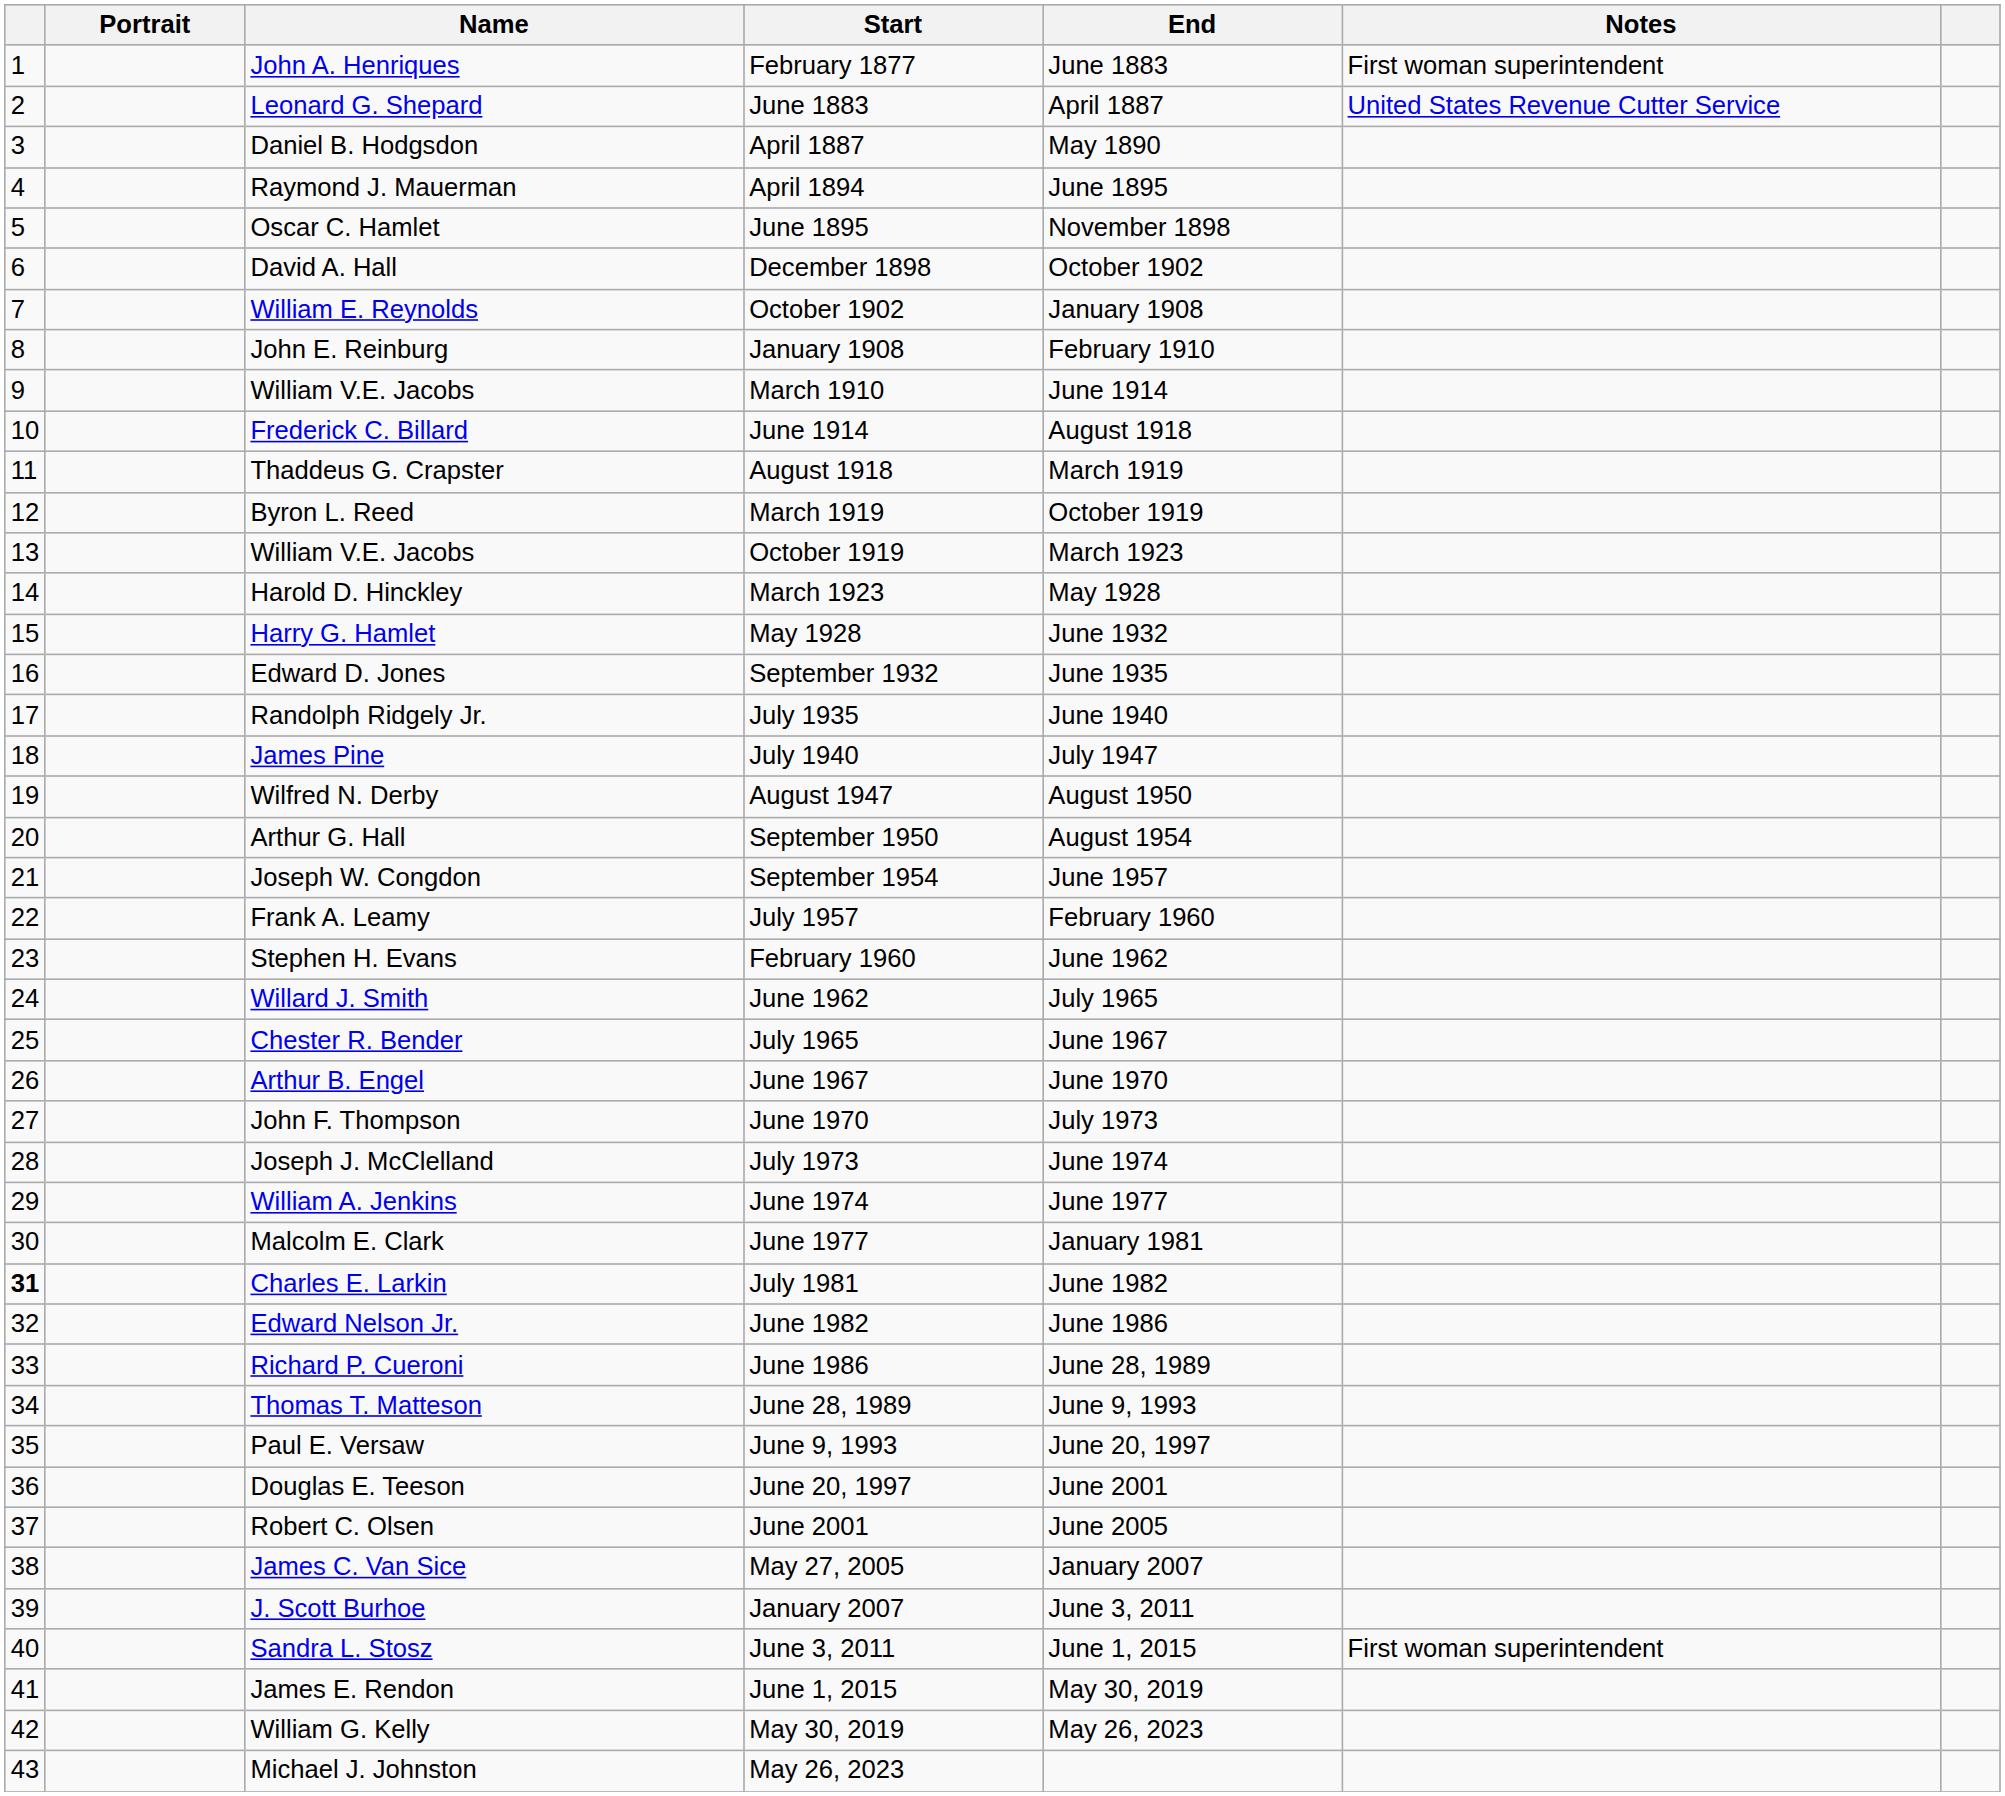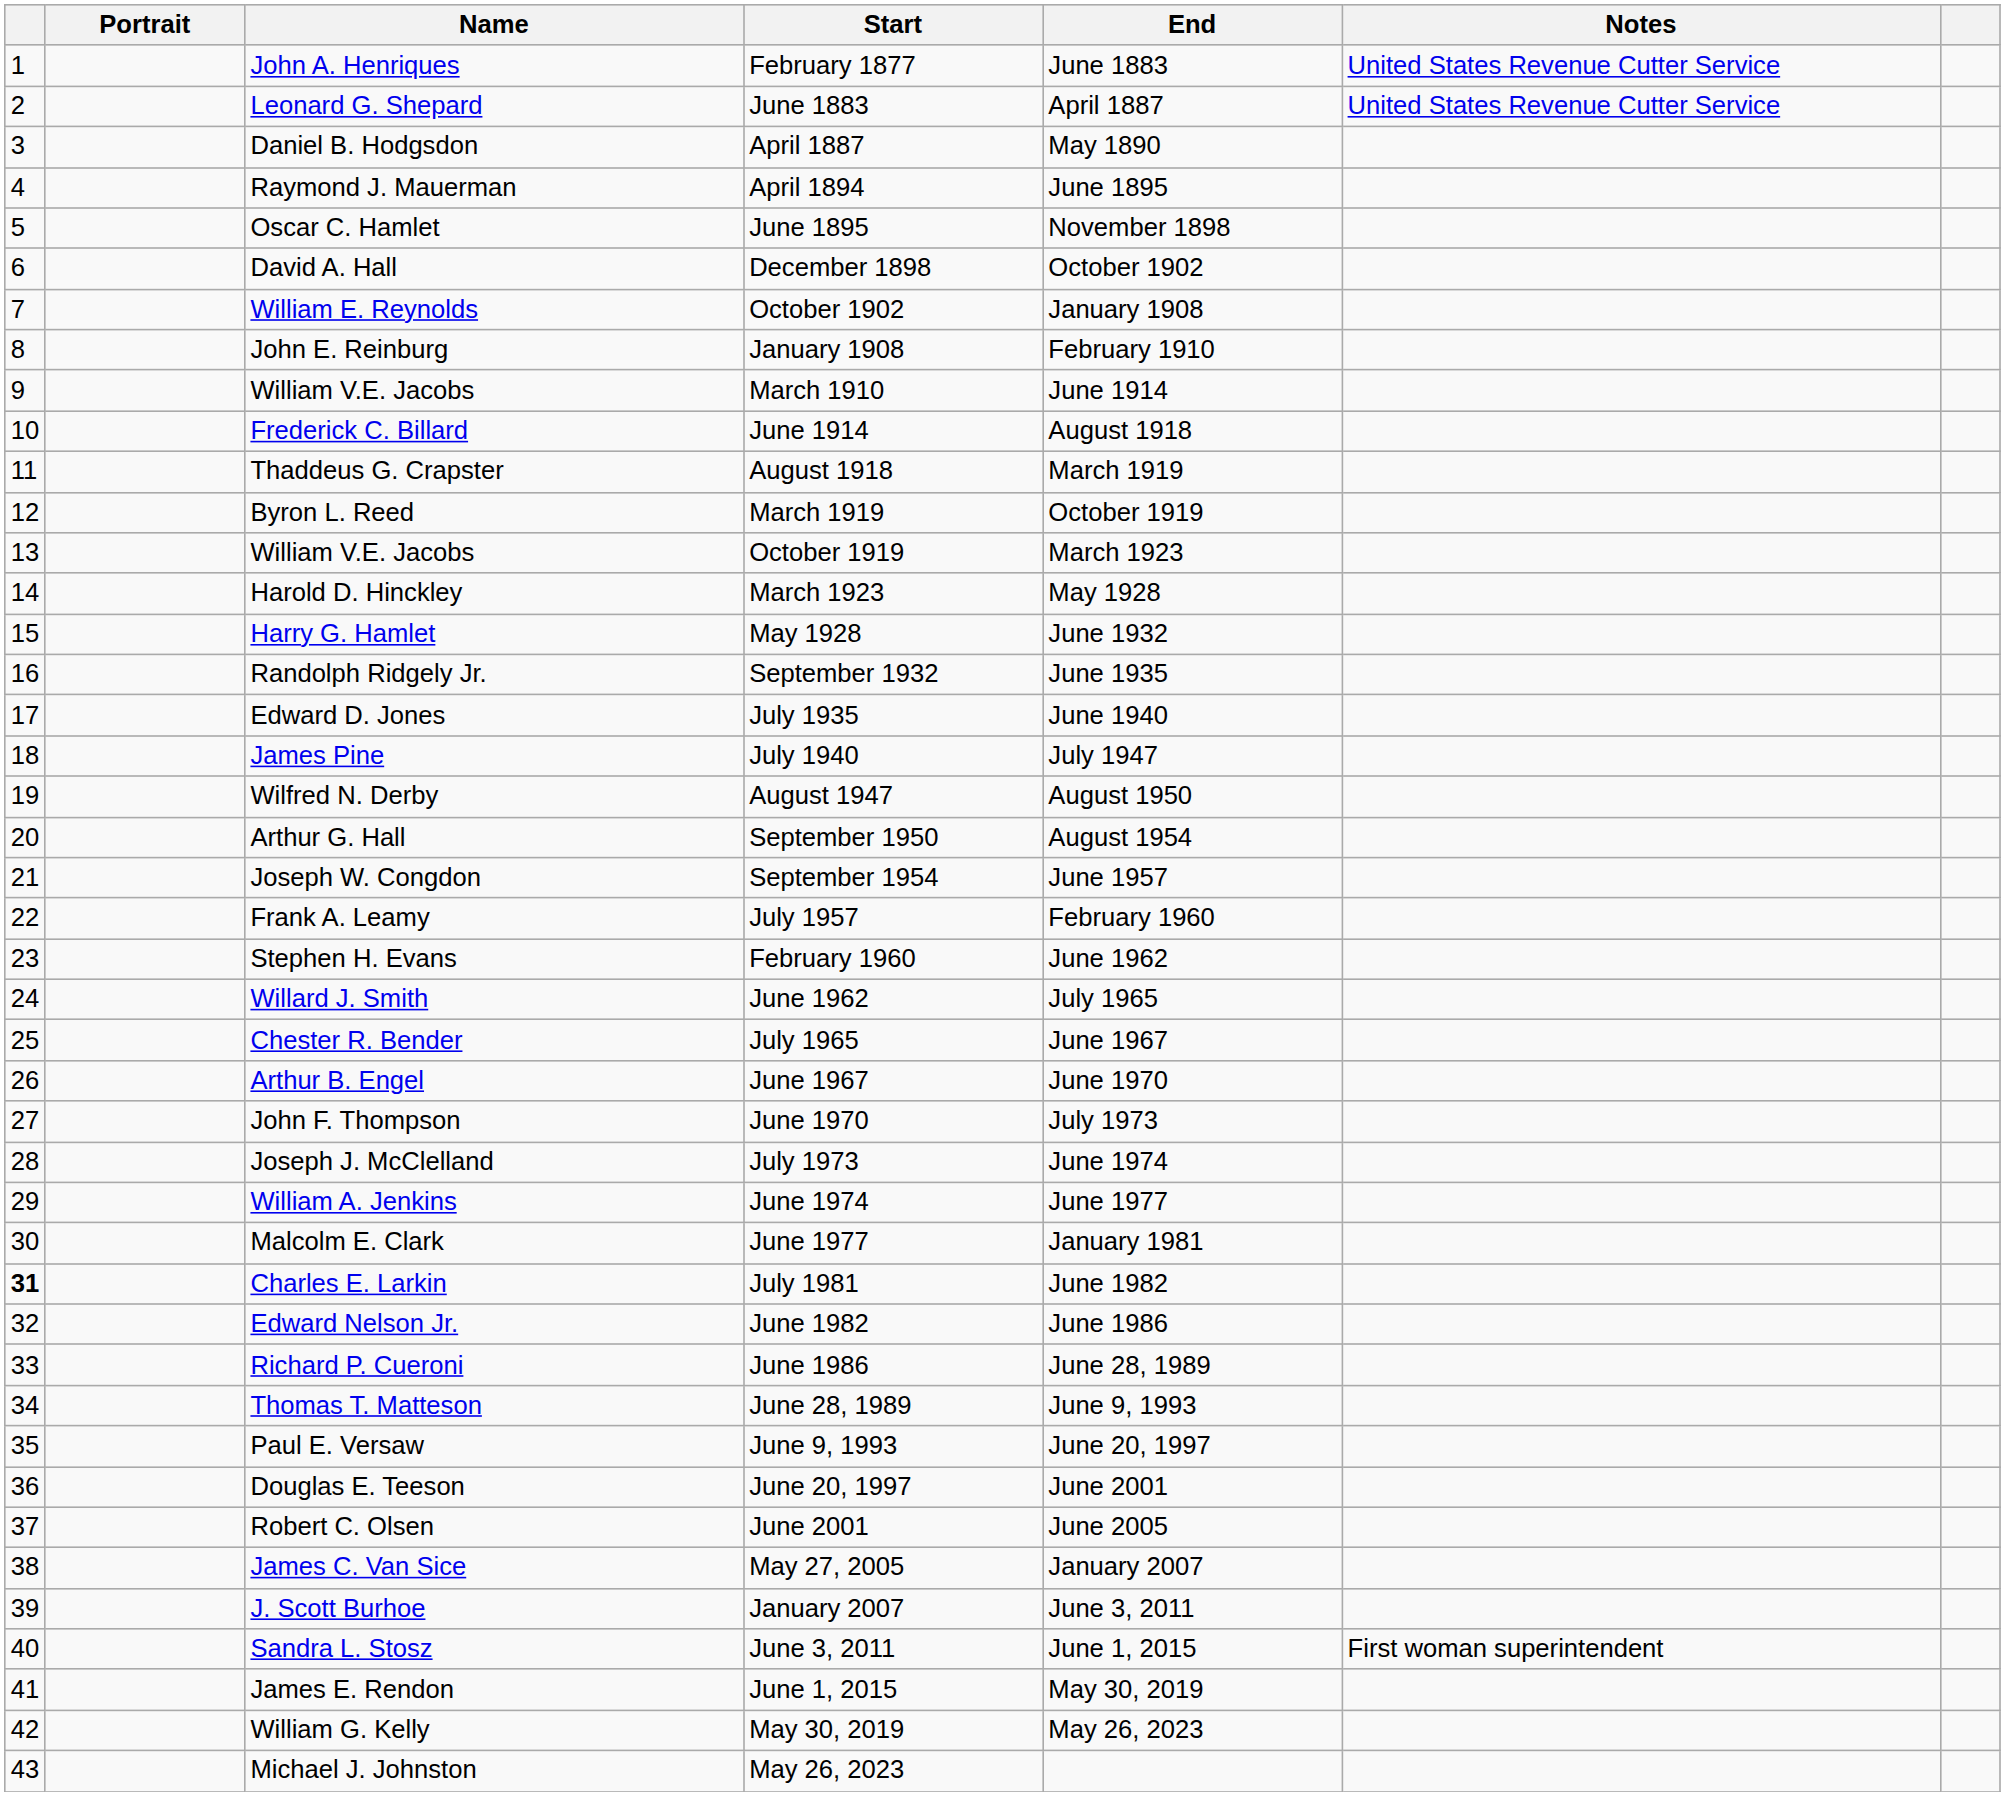(1506, 65) First woman superintendent -> (1564, 65) United States Revenue Cutter Service
(348, 674) Edward D. Jones -> (369, 674) Randolph Ridgely Jr.
(369, 715) Randolph Ridgely Jr. -> (348, 715) Edward D. Jones
